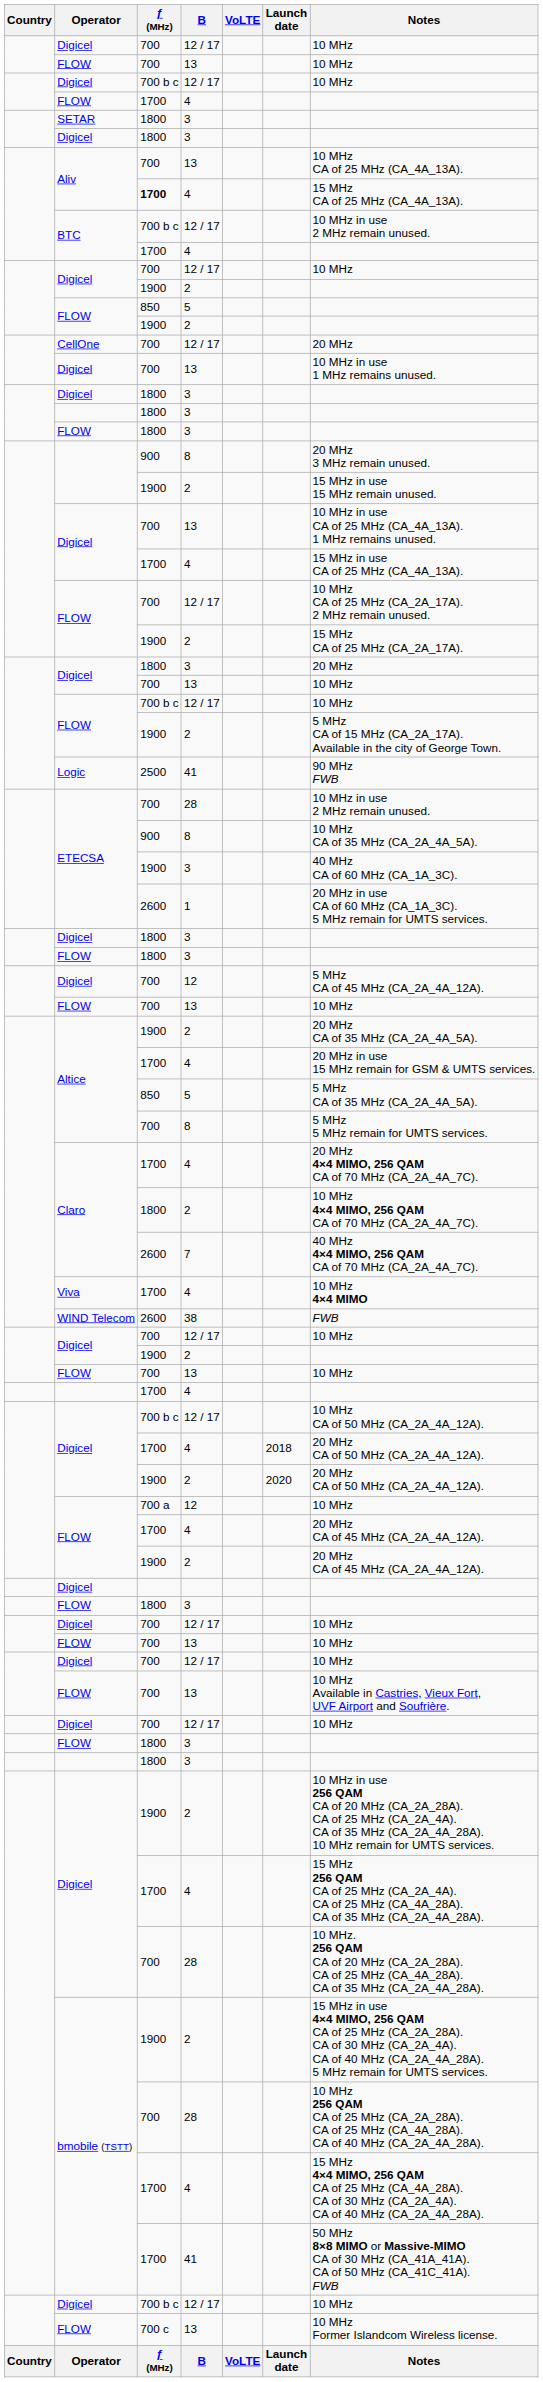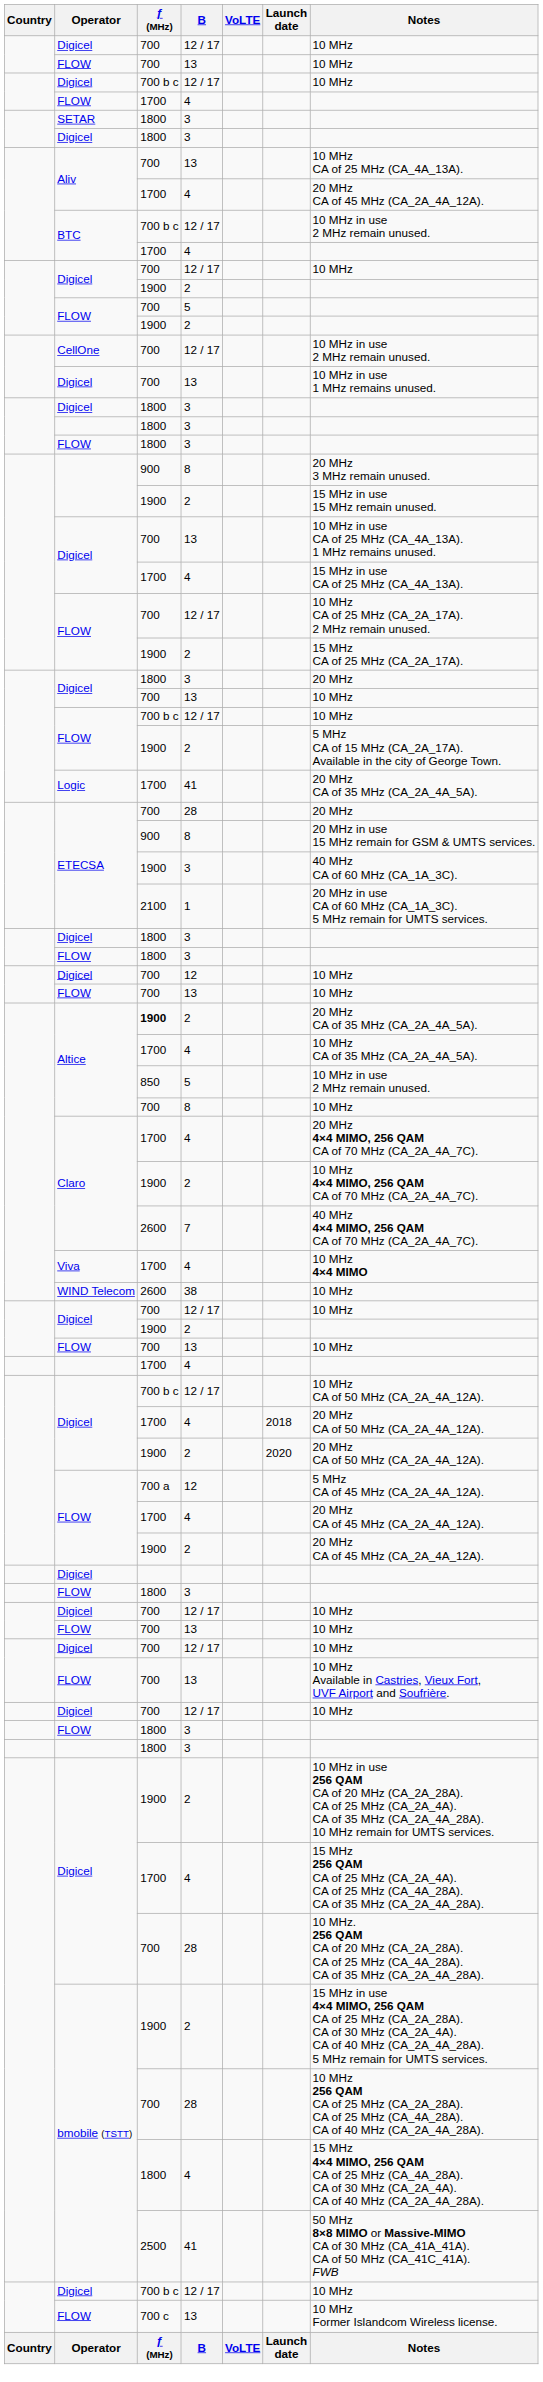(153, 194) bold -> (153, 194) normal
(388, 194) 15 MHz CA of 25 MHz (CA_4A_13A). -> (398, 194) 20 MHz CA of 45 MHz (CA_2A_4A_12A).
(150, 307) 850 -> (150, 307) 700
(333, 344) 20 MHz -> (371, 350) 10 MHz in use 2 MHz remain unused.
(153, 773) 2500 -> (153, 786) 1700
(333, 773) 90 MHz FWB -> (395, 786) 20 MHz CA of 35 MHz (CA_2A_4A_5A).
(371, 804) 10 MHz in use 2 MHz remain unused. -> (333, 811) 20 MHz
(395, 836) 10 MHz CA of 35 MHz (CA_2A_4A_5A). -> (424, 836) 20 MHz in use 15 MHz remain for GSM & UMTS services.
(153, 906) 2600 -> (153, 906) 2100
(398, 981) 5 MHz CA of 45 MHz (CA_2A_4A_12A). -> (333, 975) 10 MHz
(153, 1031) normal -> (153, 1018) bold
(424, 1063) 20 MHz in use 15 MHz remain for GSM & UMTS services. -> (395, 1050) 10 MHz CA of 35 MHz (CA_2A_4A_5A).
(395, 1095) 5 MHz CA of 35 MHz (CA_2A_4A_5A). -> (371, 1082) 10 MHz in use 2 MHz remain unused.
(400, 1126) 5 MHz 5 MHz remain for UMTS services. -> (333, 1107) 10 MHz
(153, 1209) 1800 -> (153, 1183) 1900
(326, 1317) FWB -> (333, 1291) 10 MHz
(333, 1505) 10 MHz -> (398, 1485) 5 MHz CA of 45 MHz (CA_2A_4A_12A).
(153, 2188) 1700 -> (153, 2175) 1800
(153, 2259) 1700 -> (153, 2246) 2500
